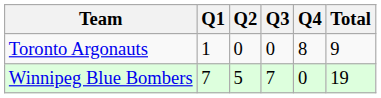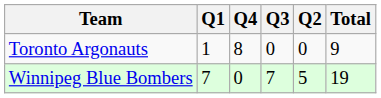columns swapped: (245, 19) <-> (310, 19)
